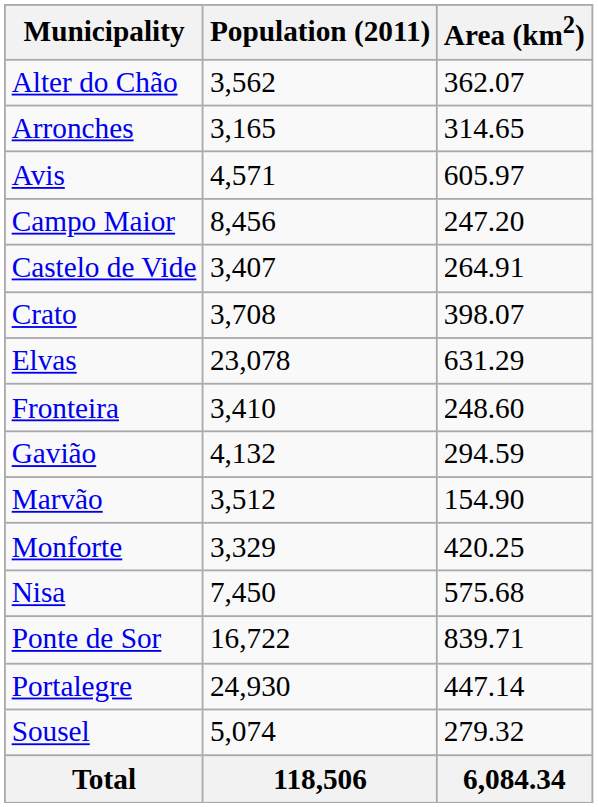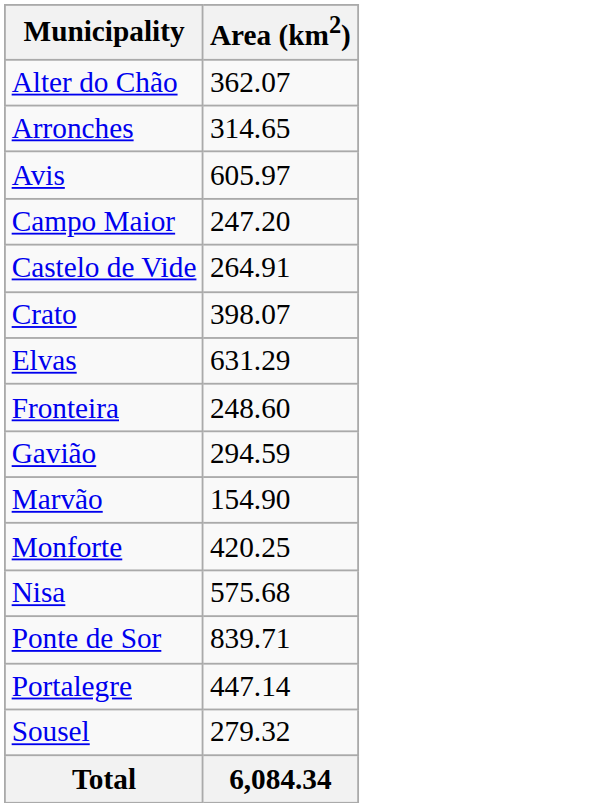- column: (320, 31)
